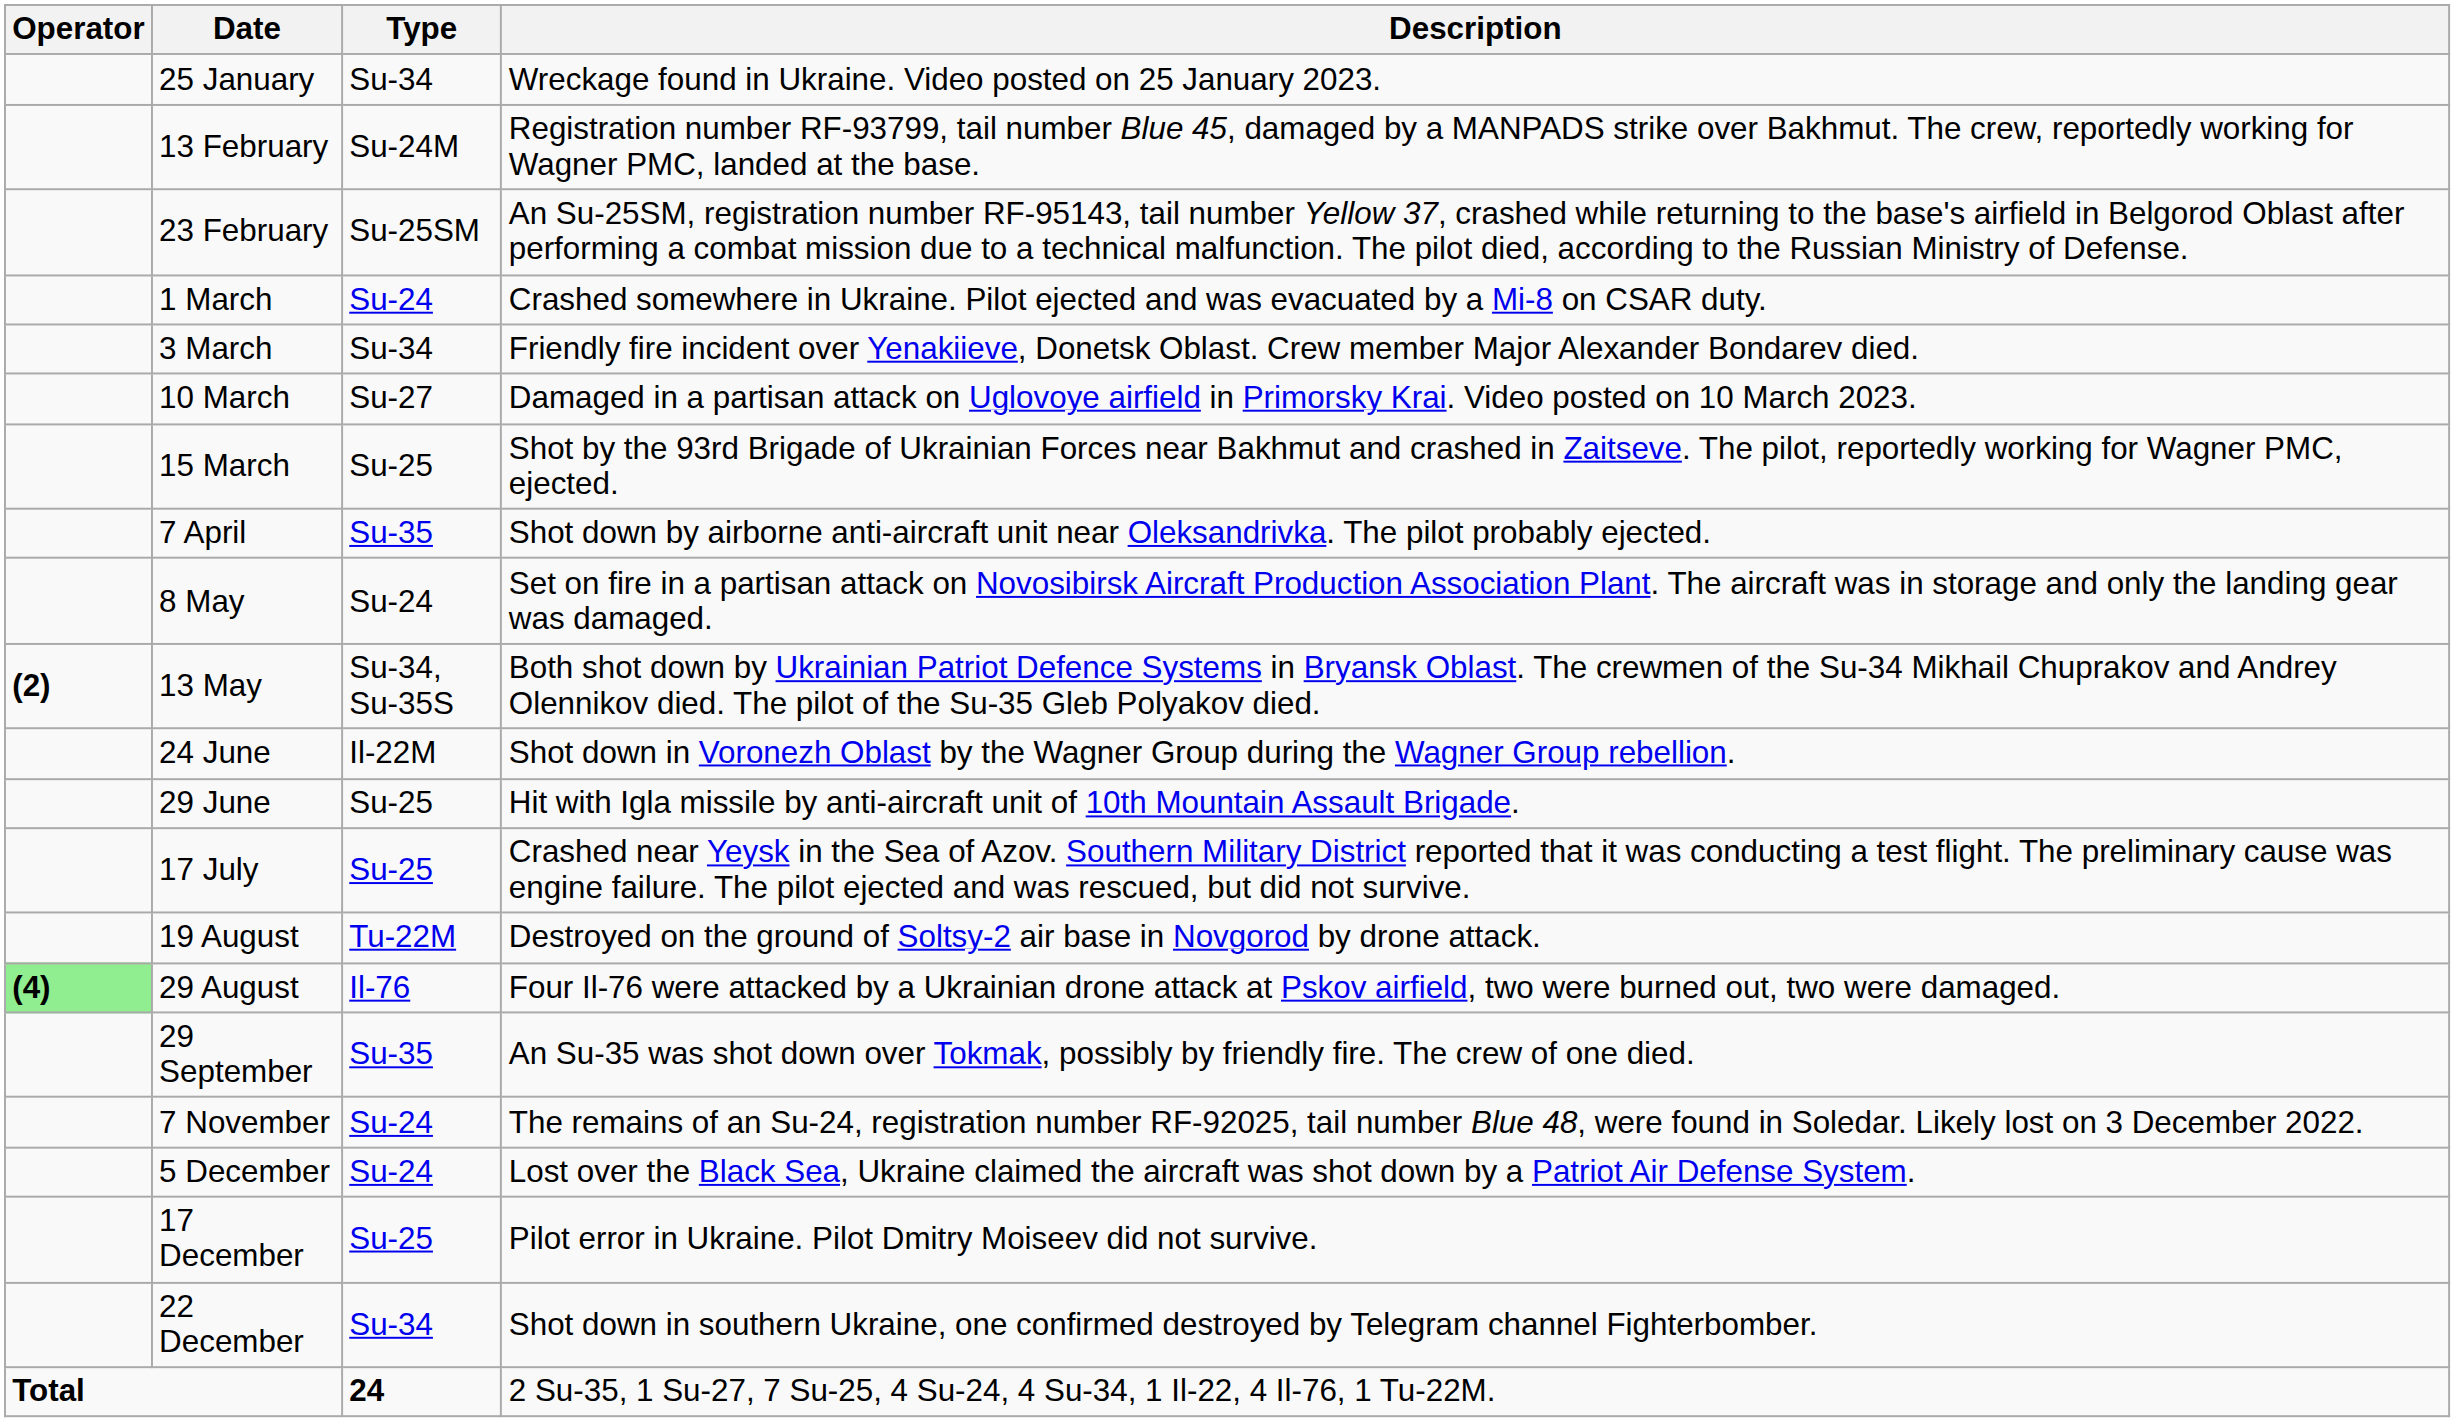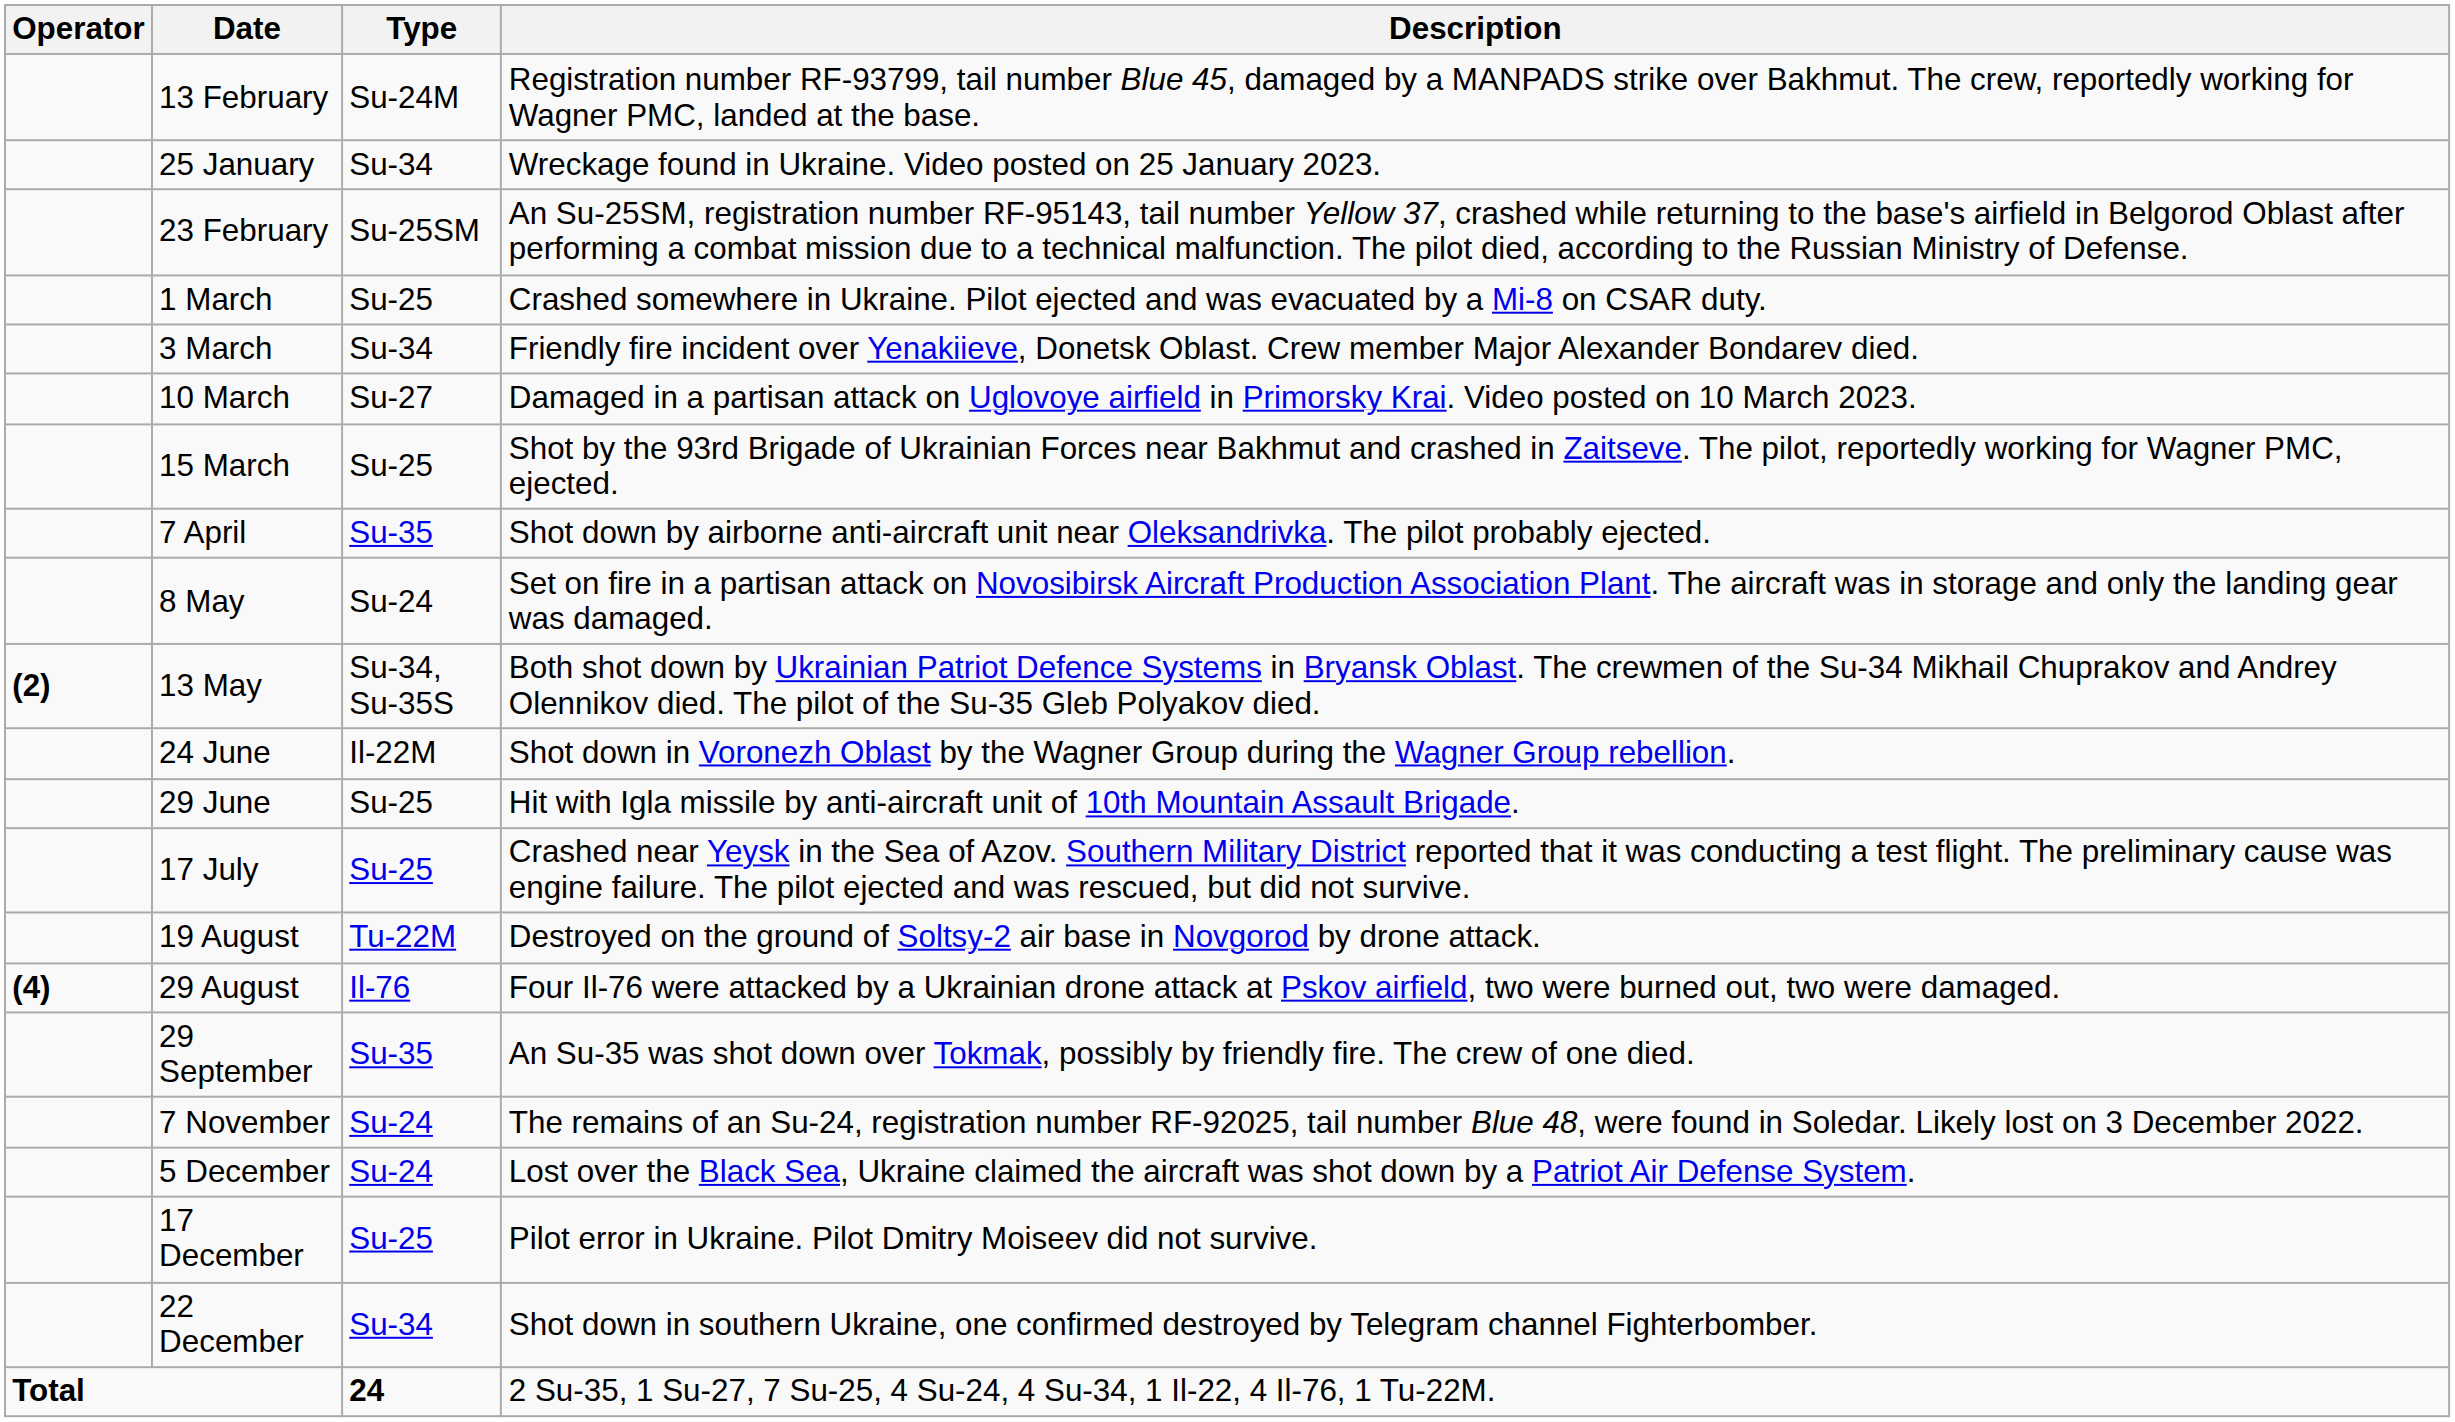rows swapped: (237, 79) <-> (244, 146)
(391, 298) Su-24 -> (391, 298) Su-25
(31, 987) lightgreen background -> (31, 987) no background
